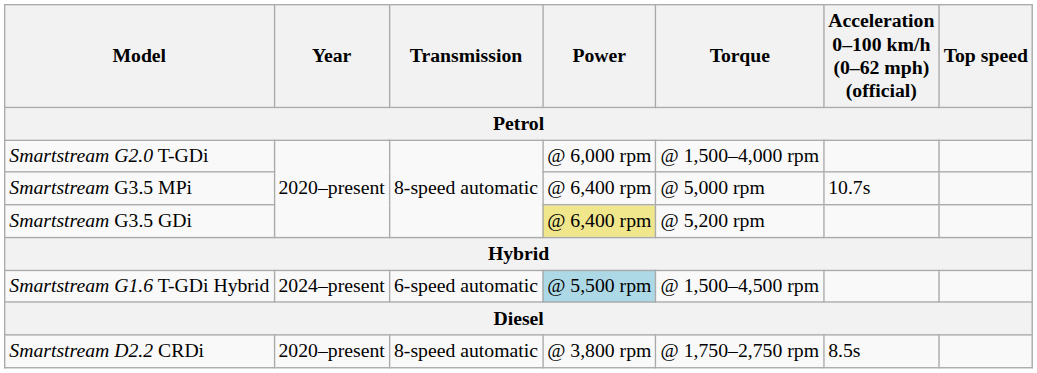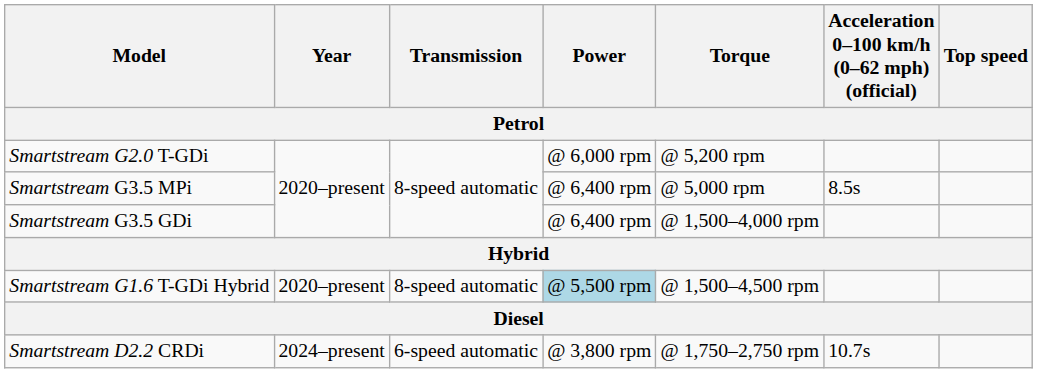(740, 156) @ 1,500–4,000 rpm -> (713, 156) @ 5,200 rpm
(849, 188) 10.7s -> (844, 188) 8.5s
(599, 221) khaki background -> (599, 221) no background
(713, 221) @ 5,200 rpm -> (740, 221) @ 1,500–4,000 rpm
(332, 286) 2024–present -> (332, 286) 2020–present
(466, 286) 6-speed automatic -> (466, 286) 8-speed automatic
(332, 351) 2020–present -> (332, 351) 2024–present
(466, 351) 8-speed automatic -> (466, 351) 6-speed automatic
(844, 351) 8.5s -> (849, 351) 10.7s
